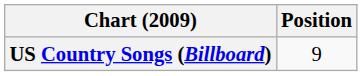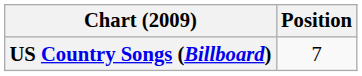(317, 53) 9 -> (317, 53) 7
